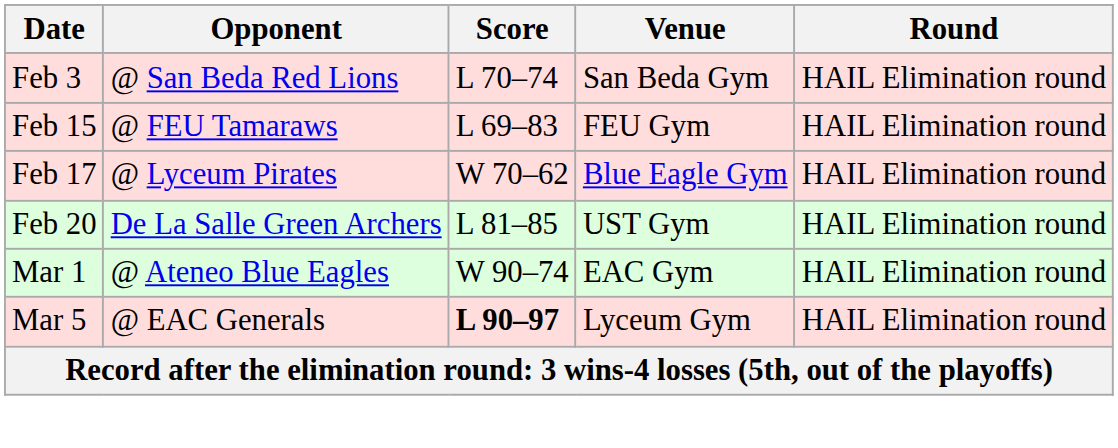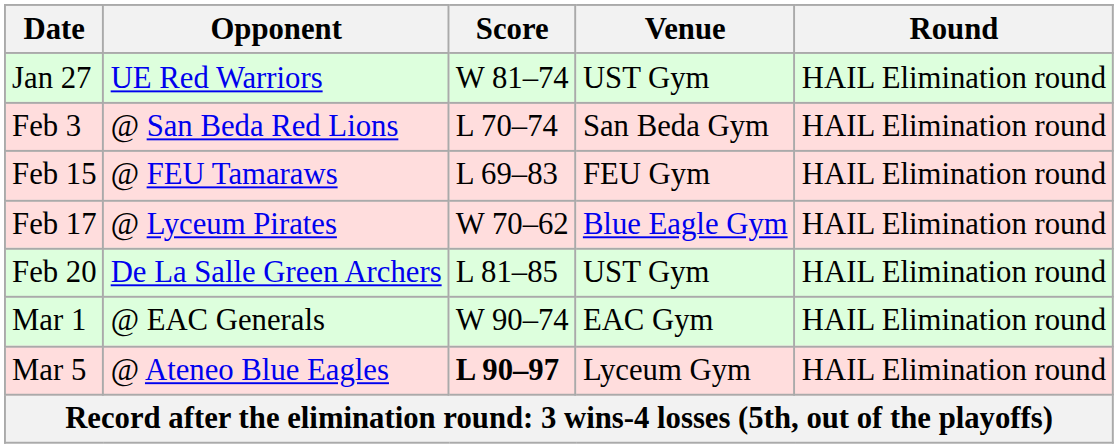+ row: (52, 77)
(250, 272) @ Ateneo Blue Eagles -> (218, 321) @ EAC Generals
(218, 321) @ EAC Generals -> (250, 369) @ Ateneo Blue Eagles
